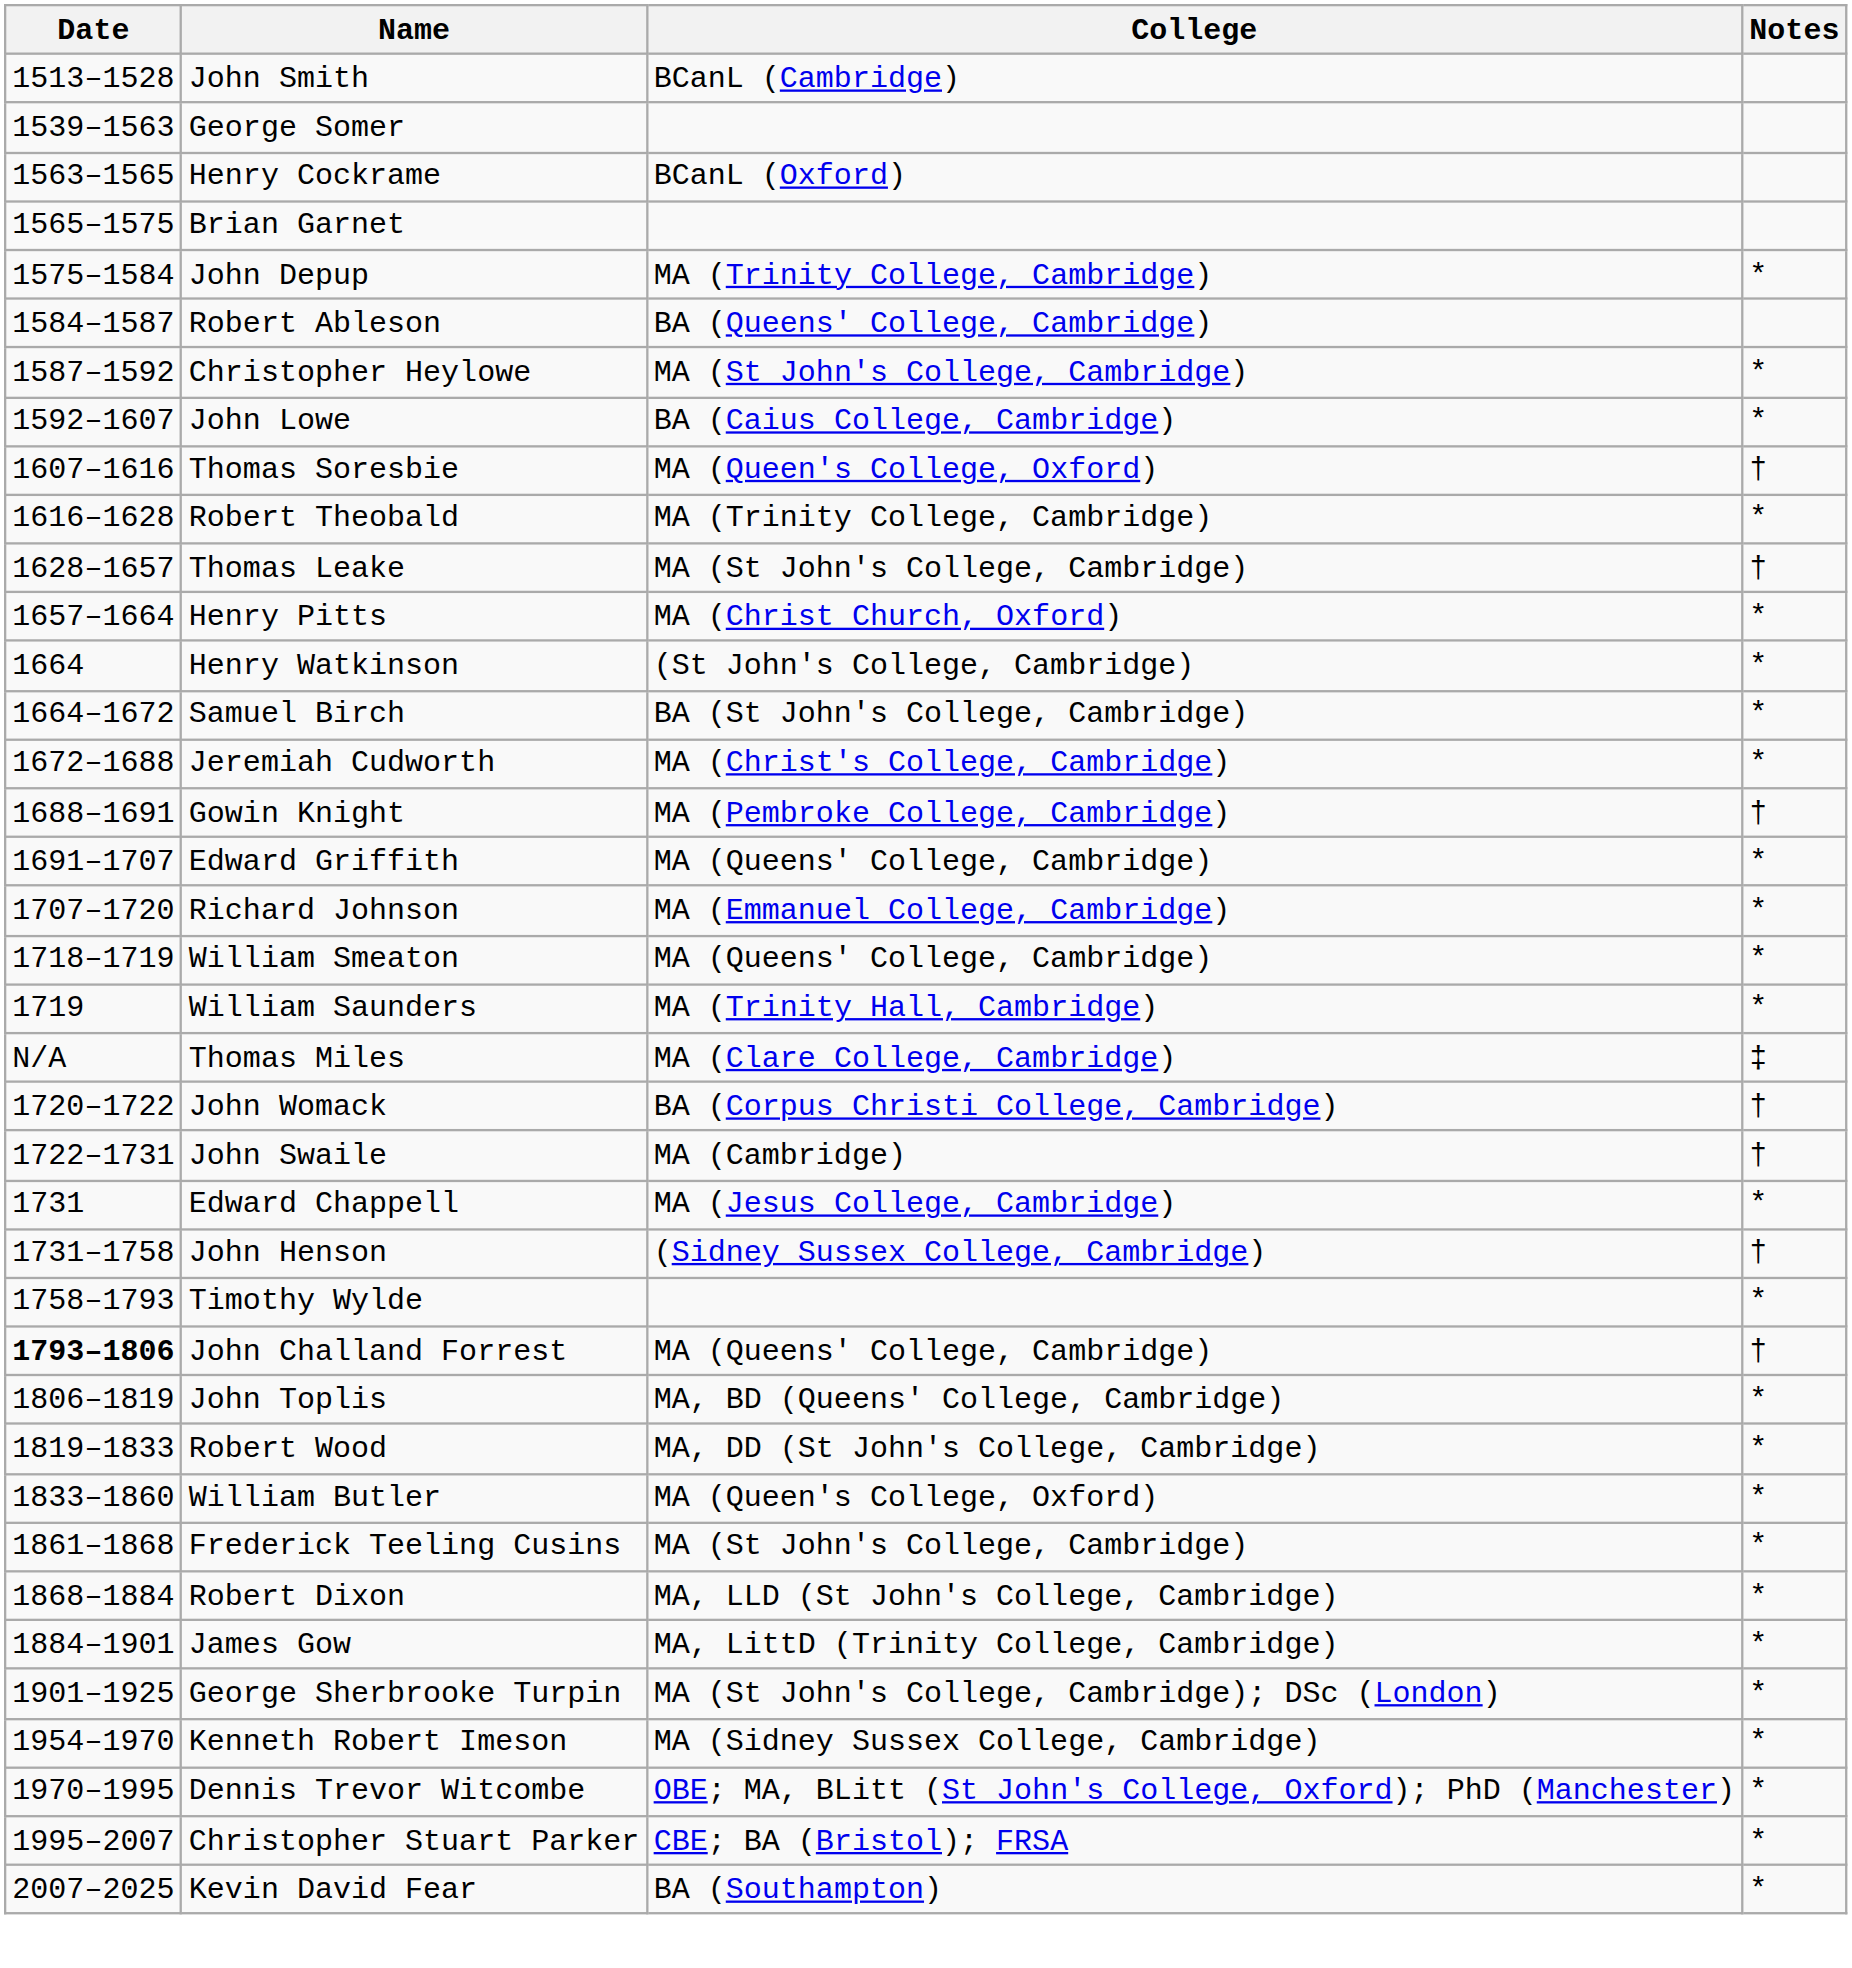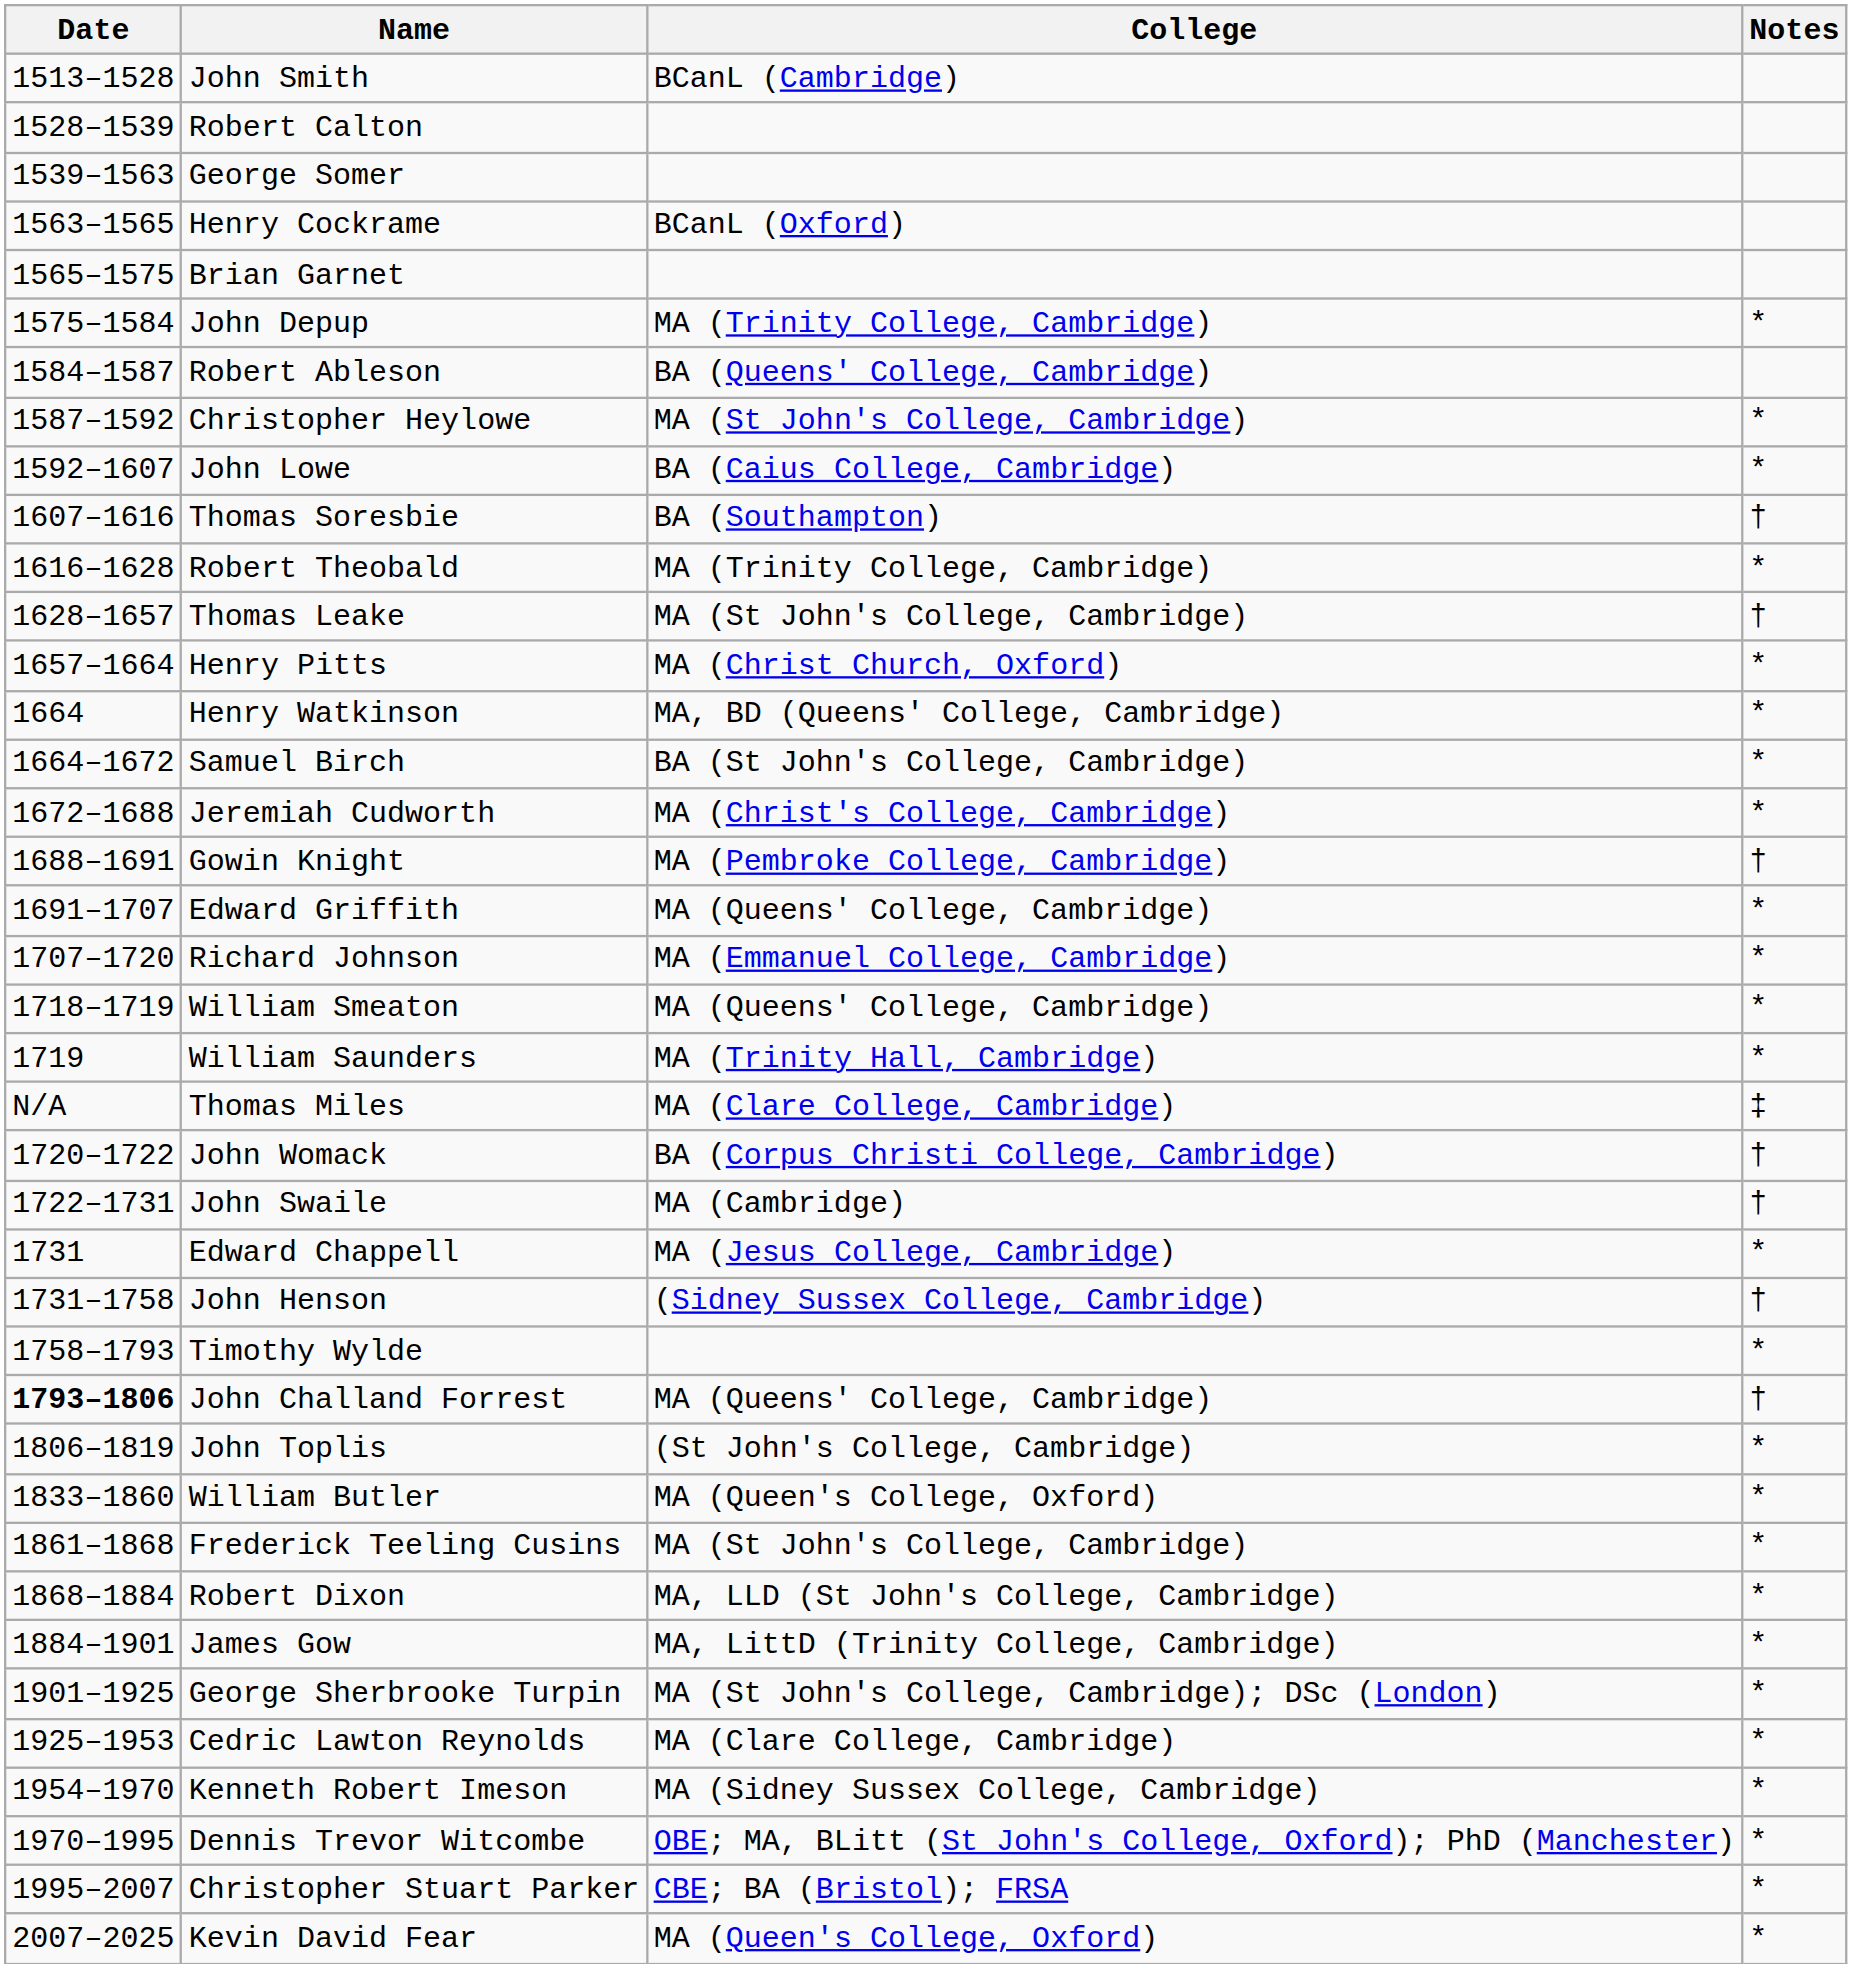+ row: (306, 128)
(906, 470) MA (Queen's College, Oxford) -> (798, 519) BA (Southampton)
(924, 666) (St John's College, Cambridge) -> (969, 715) MA, BD (Queens' College, Cambridge)
(969, 1400) MA, BD (Queens' College, Cambridge) -> (924, 1449) (St John's College, Cambridge)
- row: (288, 1449)
+ row: (387, 1743)
(798, 1889) BA (Southampton) -> (906, 1938) MA (Queen's College, Oxford)
